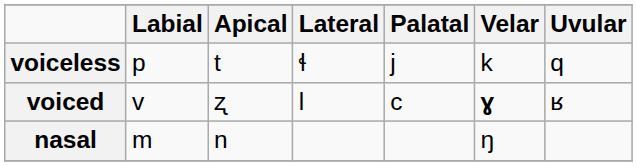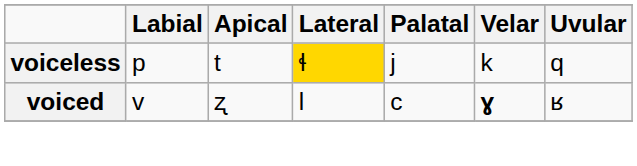(302, 62) no background -> (302, 62) gold background
- row: (66, 140)
